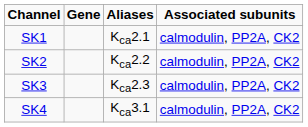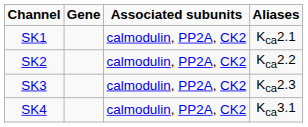columns swapped: (130, 15) <-> (230, 15)
